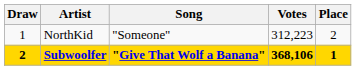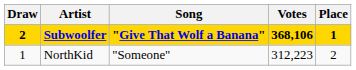rows swapped: (68, 34) <-> (75, 55)
